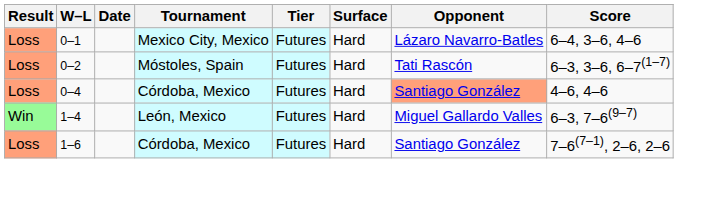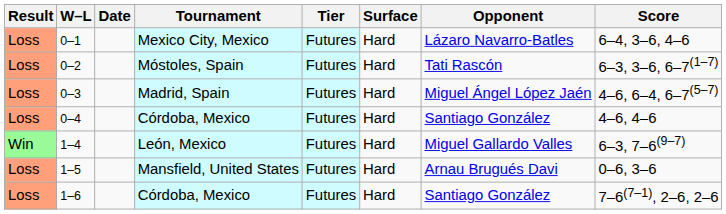+ row: (71, 94)
(457, 91) lightsalmon background -> (487, 118) no background
+ row: (71, 170)
